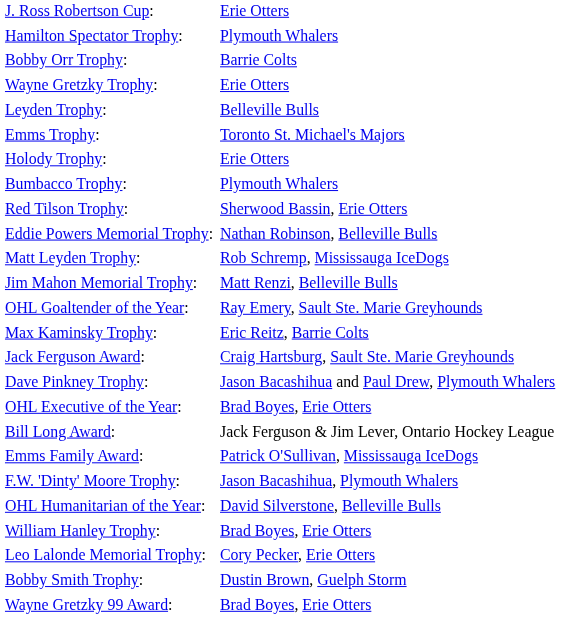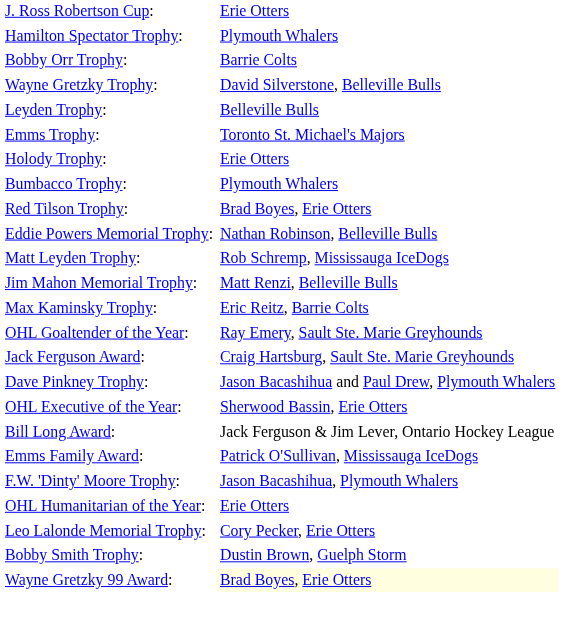(255, 85) Erie Otters -> (330, 85) David Silverstone, Belleville Bulls
(314, 208) Sherwood Bassin, Erie Otters -> (296, 208) Brad Boyes, Erie Otters
rows swapped: (81, 332) <-> (97, 307)
(296, 406) Brad Boyes, Erie Otters -> (314, 406) Sherwood Bassin, Erie Otters
(330, 505) David Silverstone, Belleville Bulls -> (255, 505) Erie Otters
- row: (83, 530)
(296, 604) no background -> (296, 580) lightyellow background
